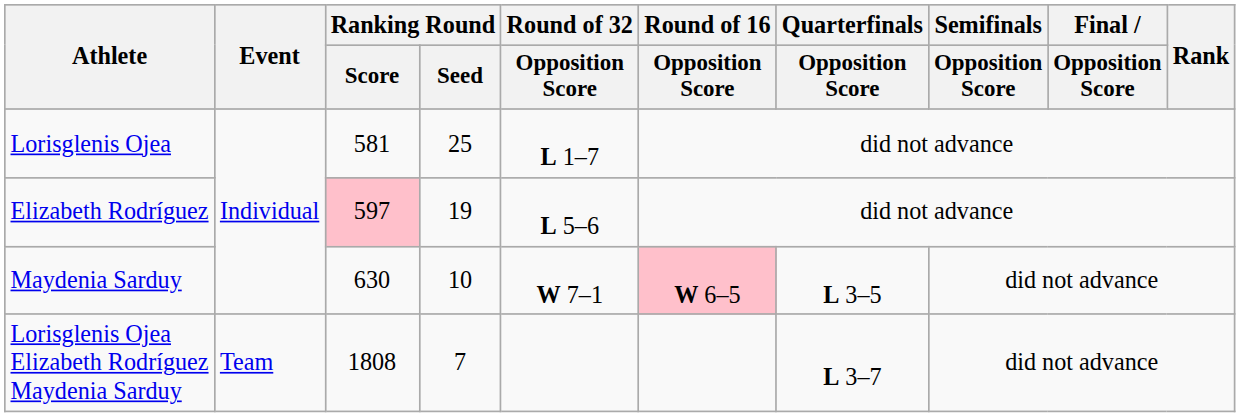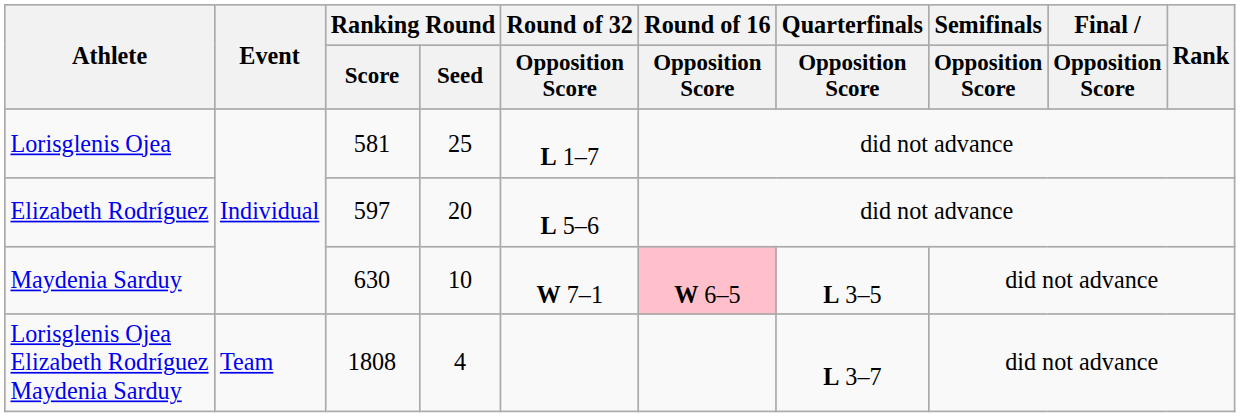(372, 212) pink background -> (372, 212) no background
(460, 212) 19 -> (460, 212) 20
(460, 363) 7 -> (460, 363) 4
